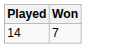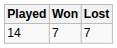+ column: (97, 14)
